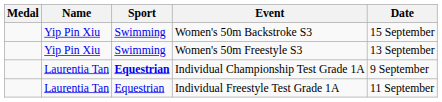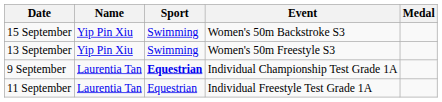columns swapped: (23, 13) <-> (402, 13)
